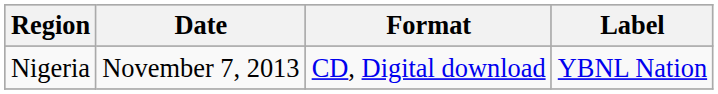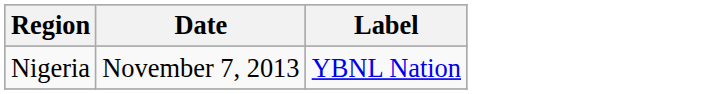- column: (429, 25)
